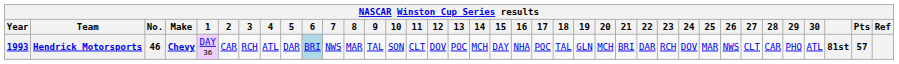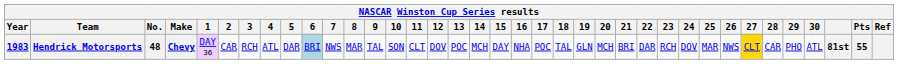(18, 46) 1993 -> (18, 46) 1983
(155, 46) 46 -> (155, 46) 48
(752, 46) no background -> (752, 46) gold background
(862, 46) 57 -> (862, 46) 55
